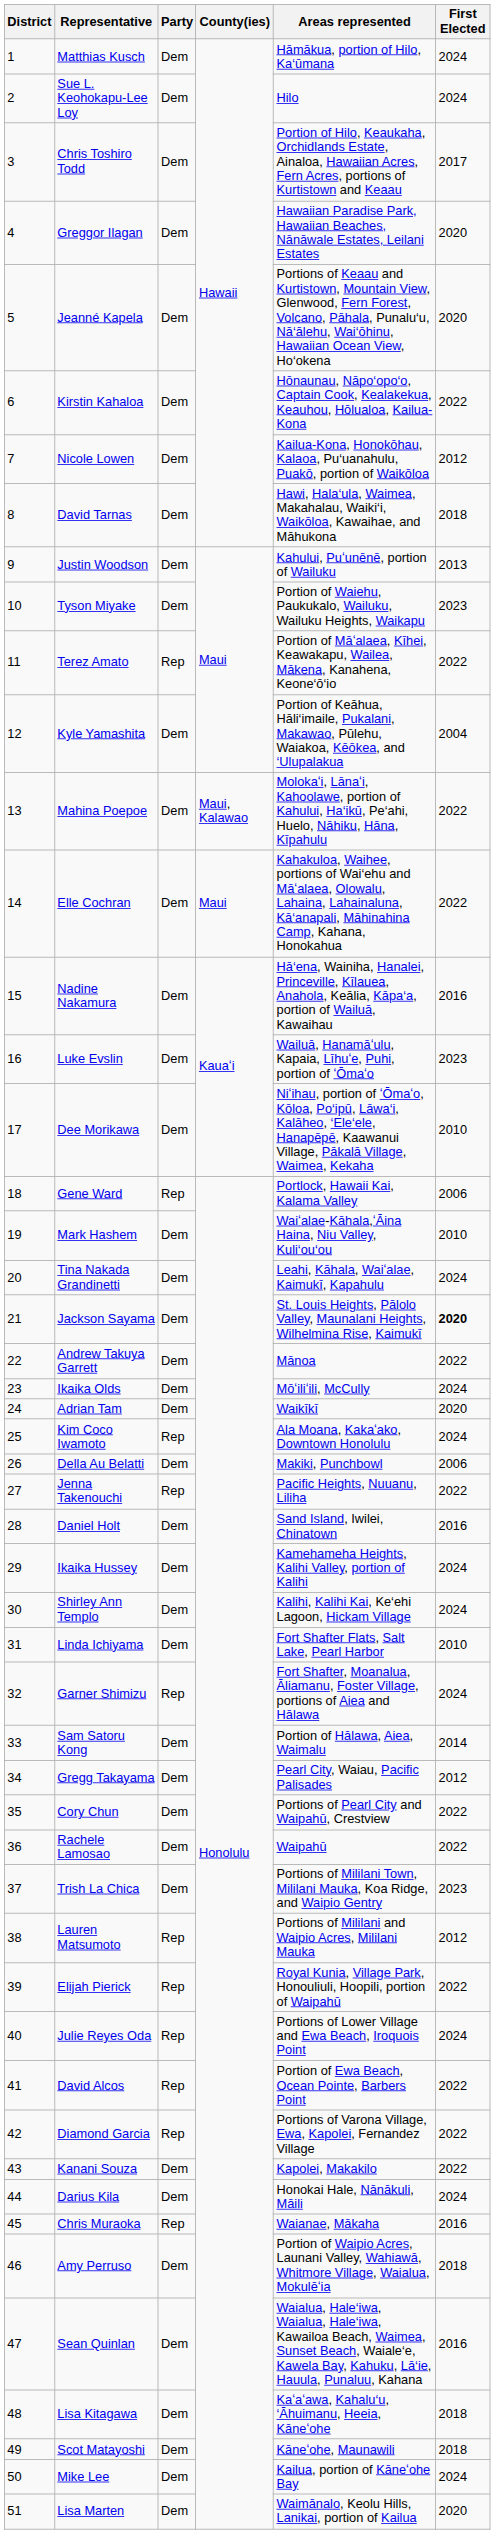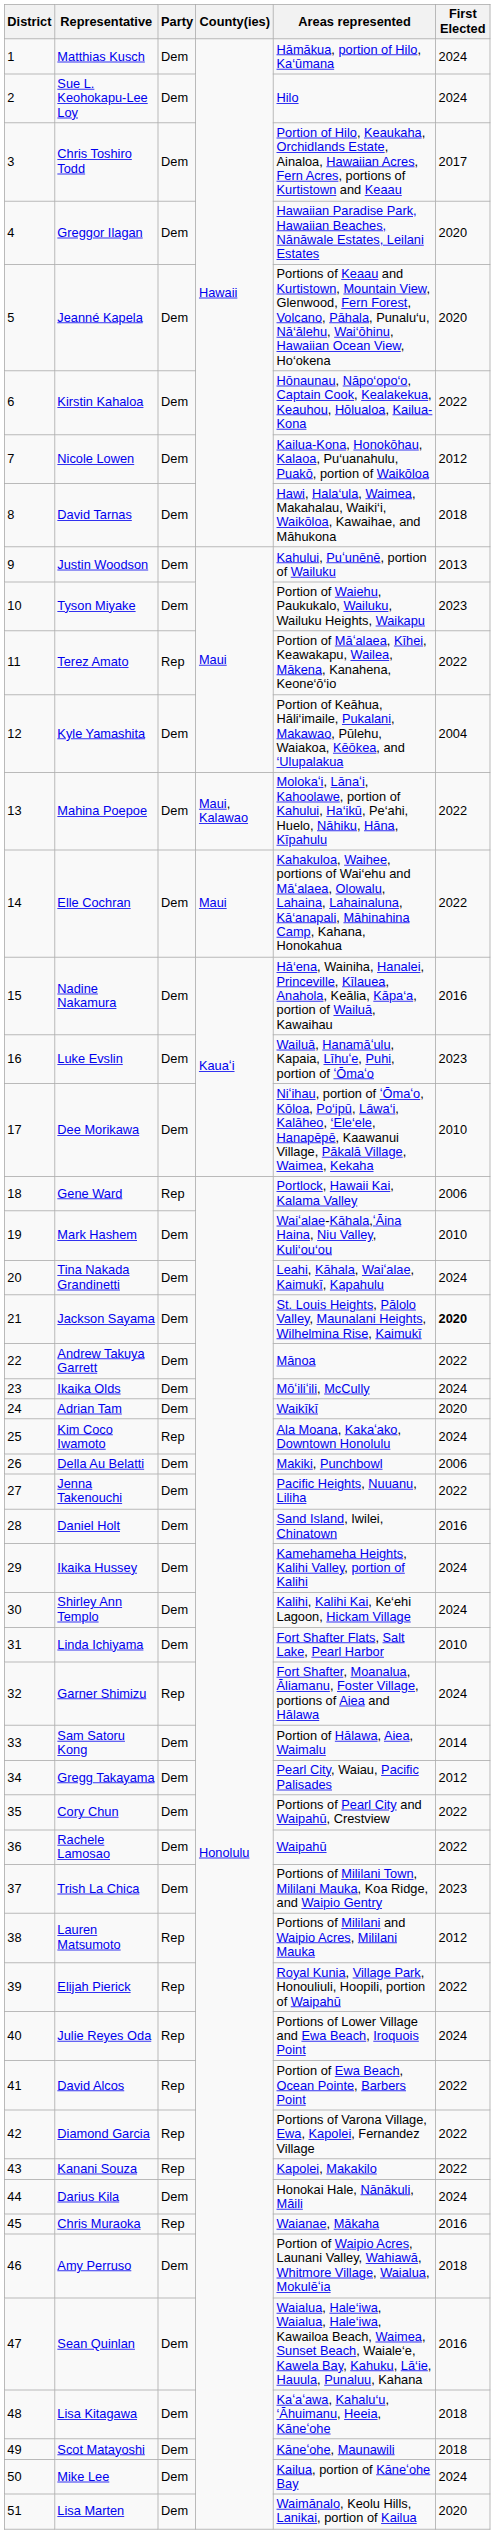(173, 1491) Rep -> (175, 1491) Dem
(175, 2169) Dem -> (173, 2169) Rep
